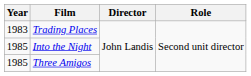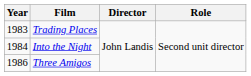(17, 46) 1985 -> (17, 46) 1984
(17, 63) 1985 -> (17, 63) 1986
